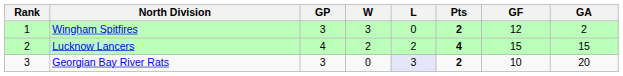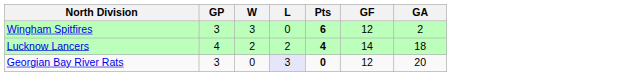- column: (27, 12)
(459, 29) 2 -> (323, 29) 6
(516, 46) 15 -> (367, 46) 14
(584, 46) 15 -> (420, 46) 18
(459, 63) 2 -> (323, 63) 0
(516, 63) 10 -> (367, 63) 12
